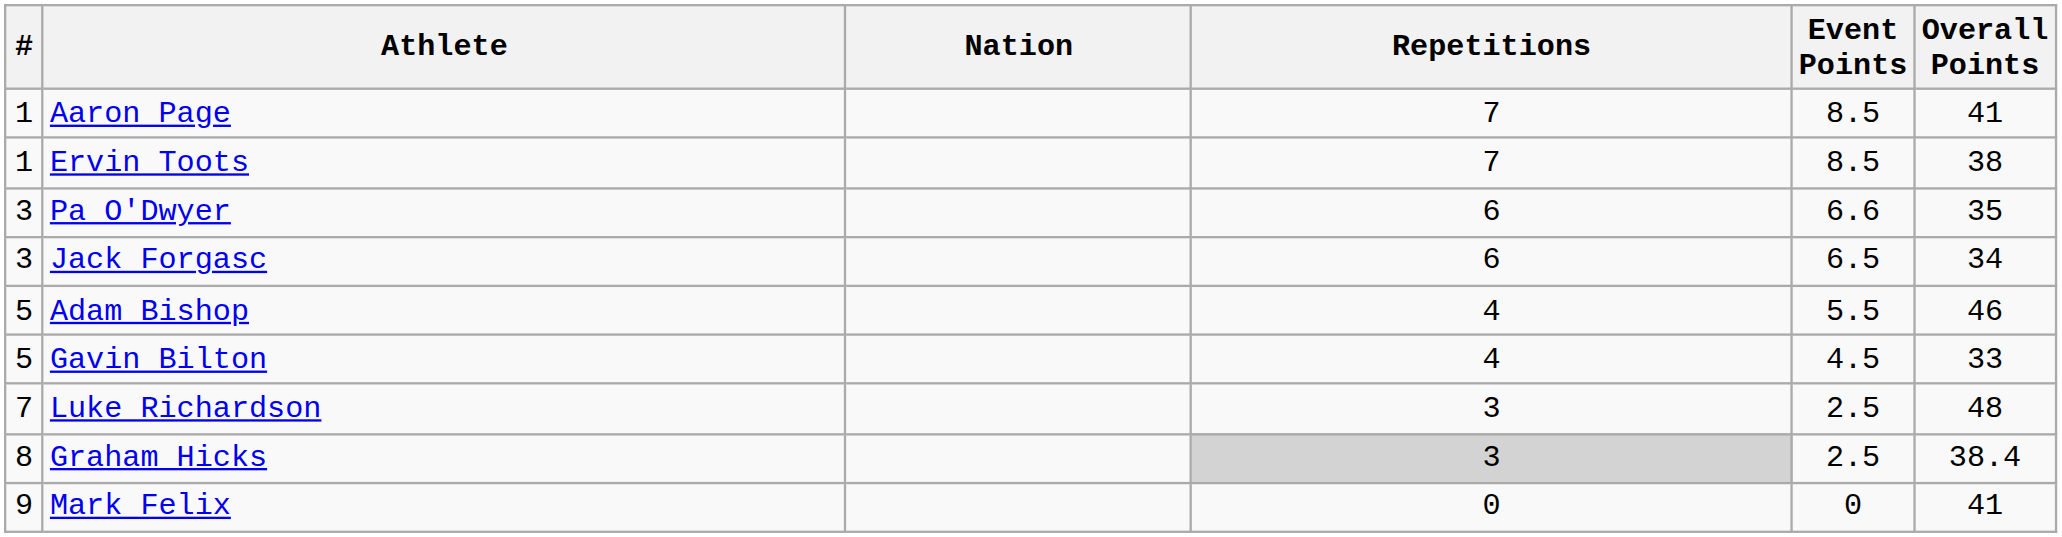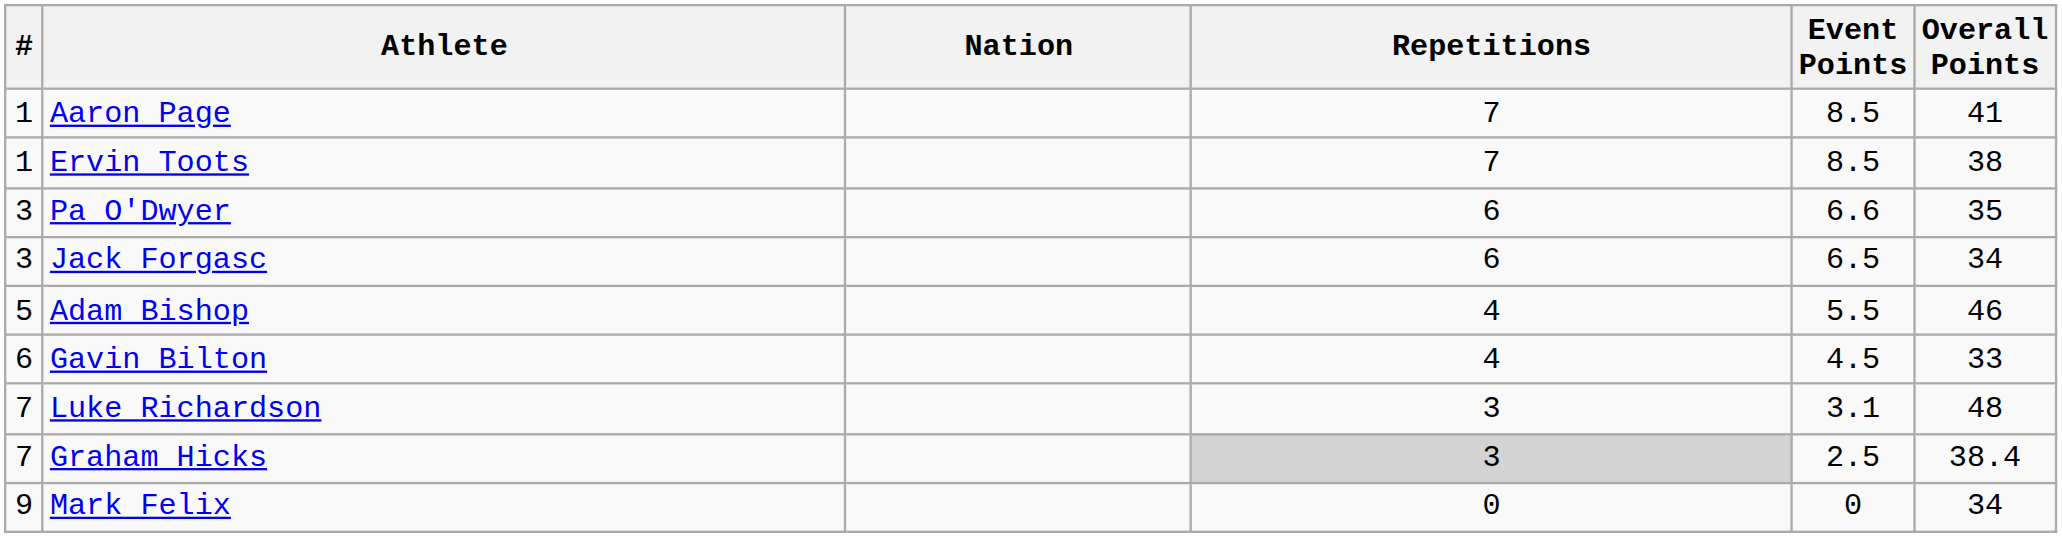(24, 359) 5 -> (24, 359) 6
(1853, 409) 2.5 -> (1853, 409) 3.1
(24, 458) 8 -> (24, 458) 7
(1985, 507) 41 -> (1985, 507) 34
